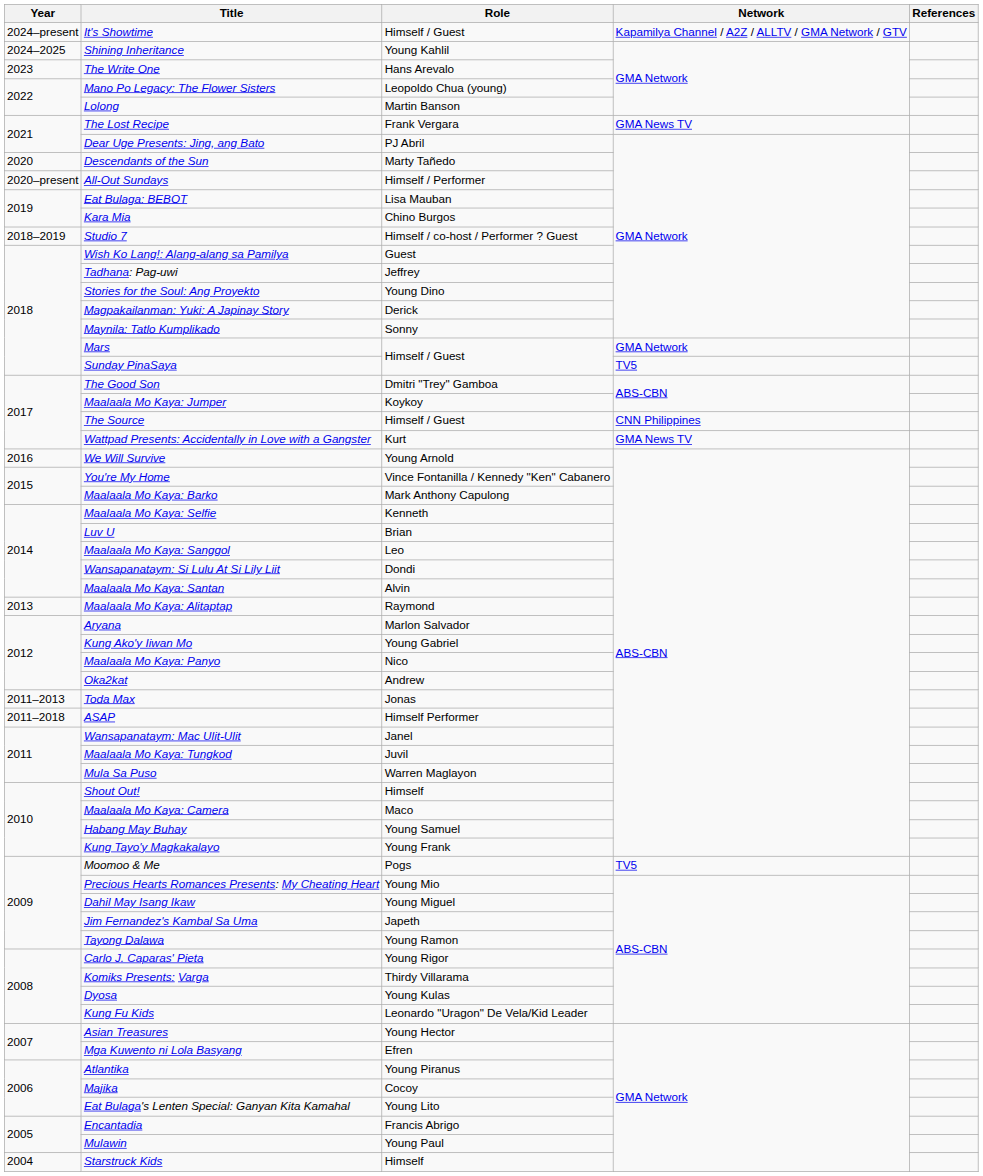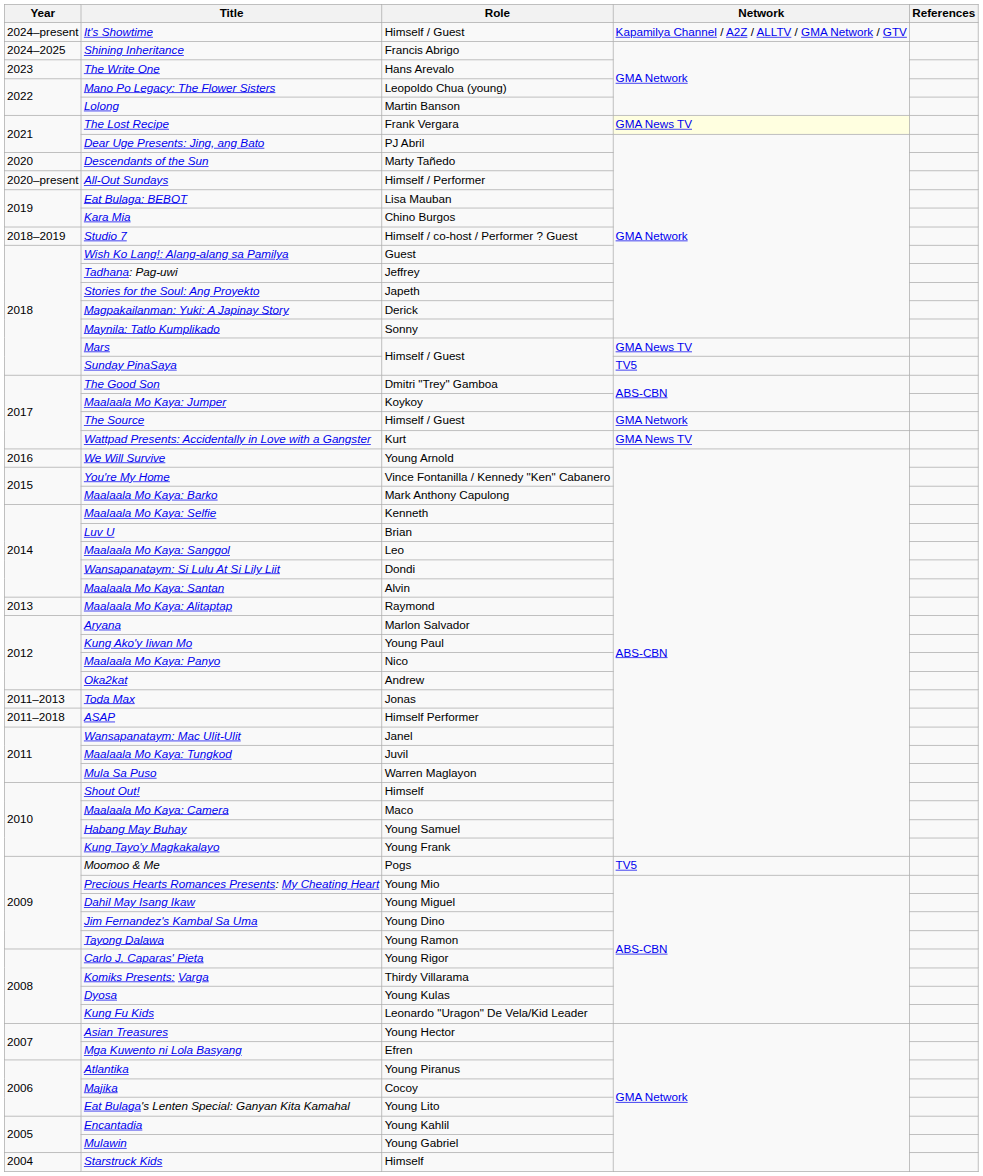(417, 50) Young Kahlil -> (422, 50) Francis Abrigo
(654, 124) no background -> (654, 124) lightyellow background
(415, 291) Young Dino -> (402, 291) Japeth
(652, 347) GMA Network -> (654, 347) GMA News TV
(658, 421) CNN Philippines -> (652, 421) GMA Network
(421, 643) Young Gabriel -> (414, 643) Young Paul
(402, 921) Japeth -> (415, 921) Young Dino
(422, 1125) Francis Abrigo -> (417, 1125) Young Kahlil
(414, 1143) Young Paul -> (421, 1143) Young Gabriel
